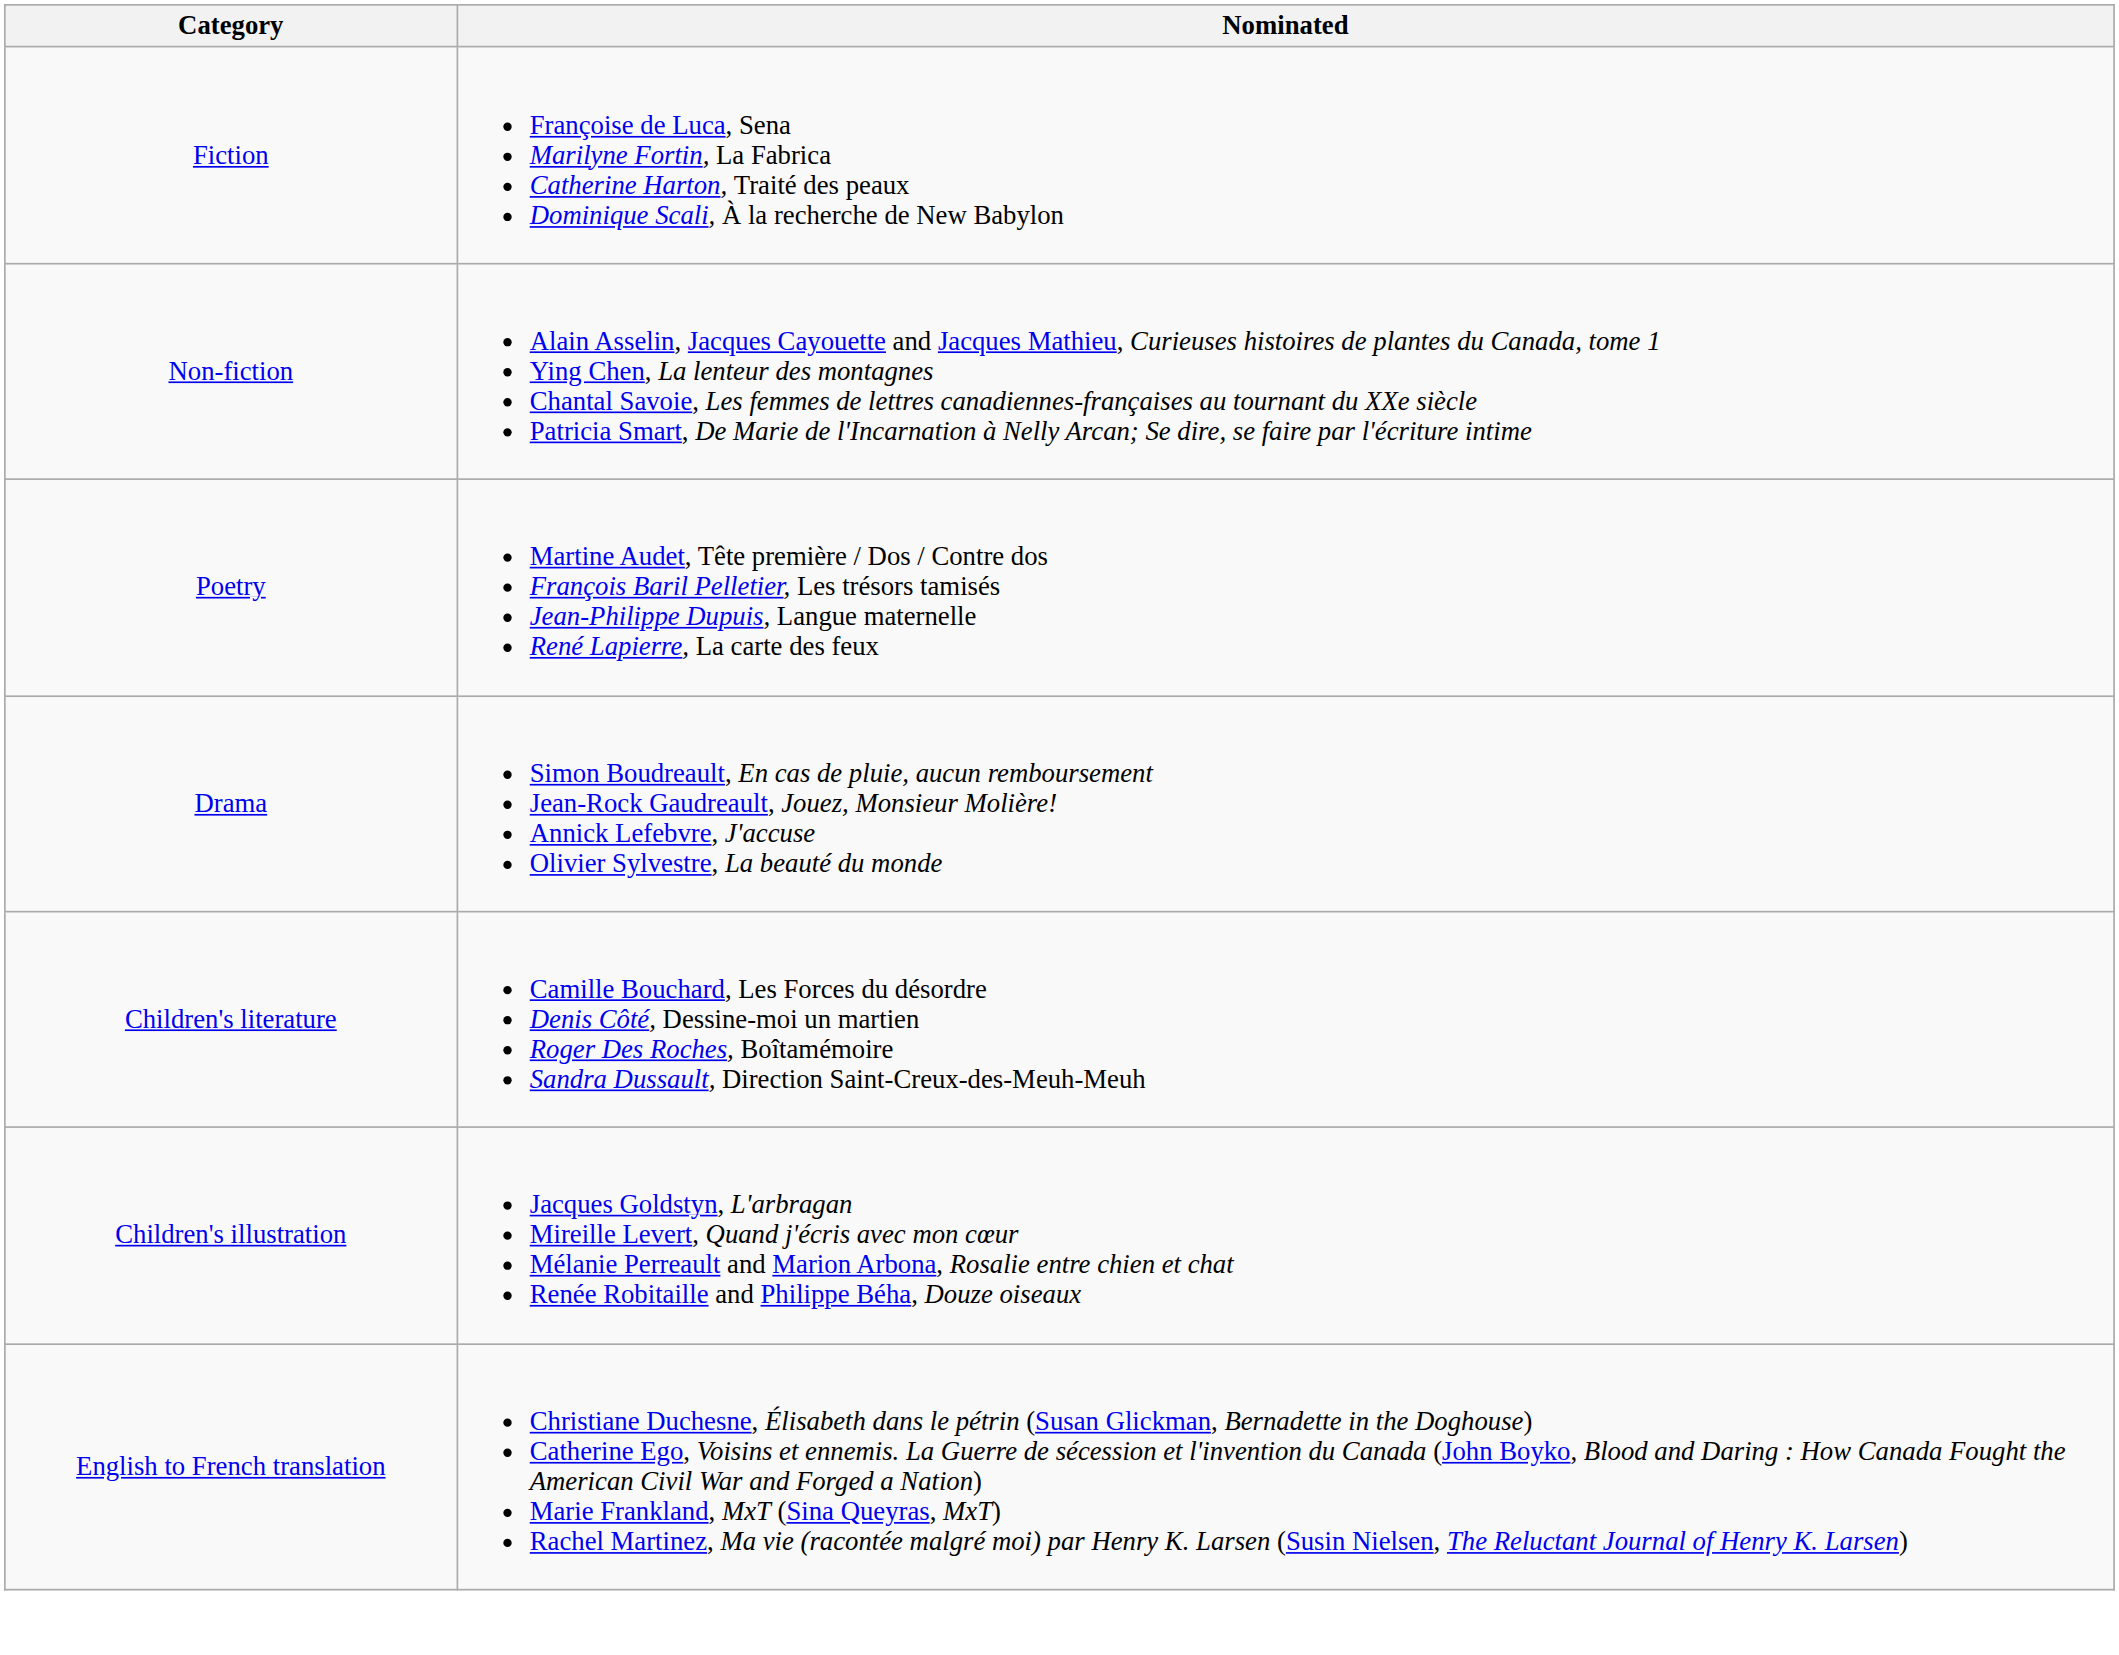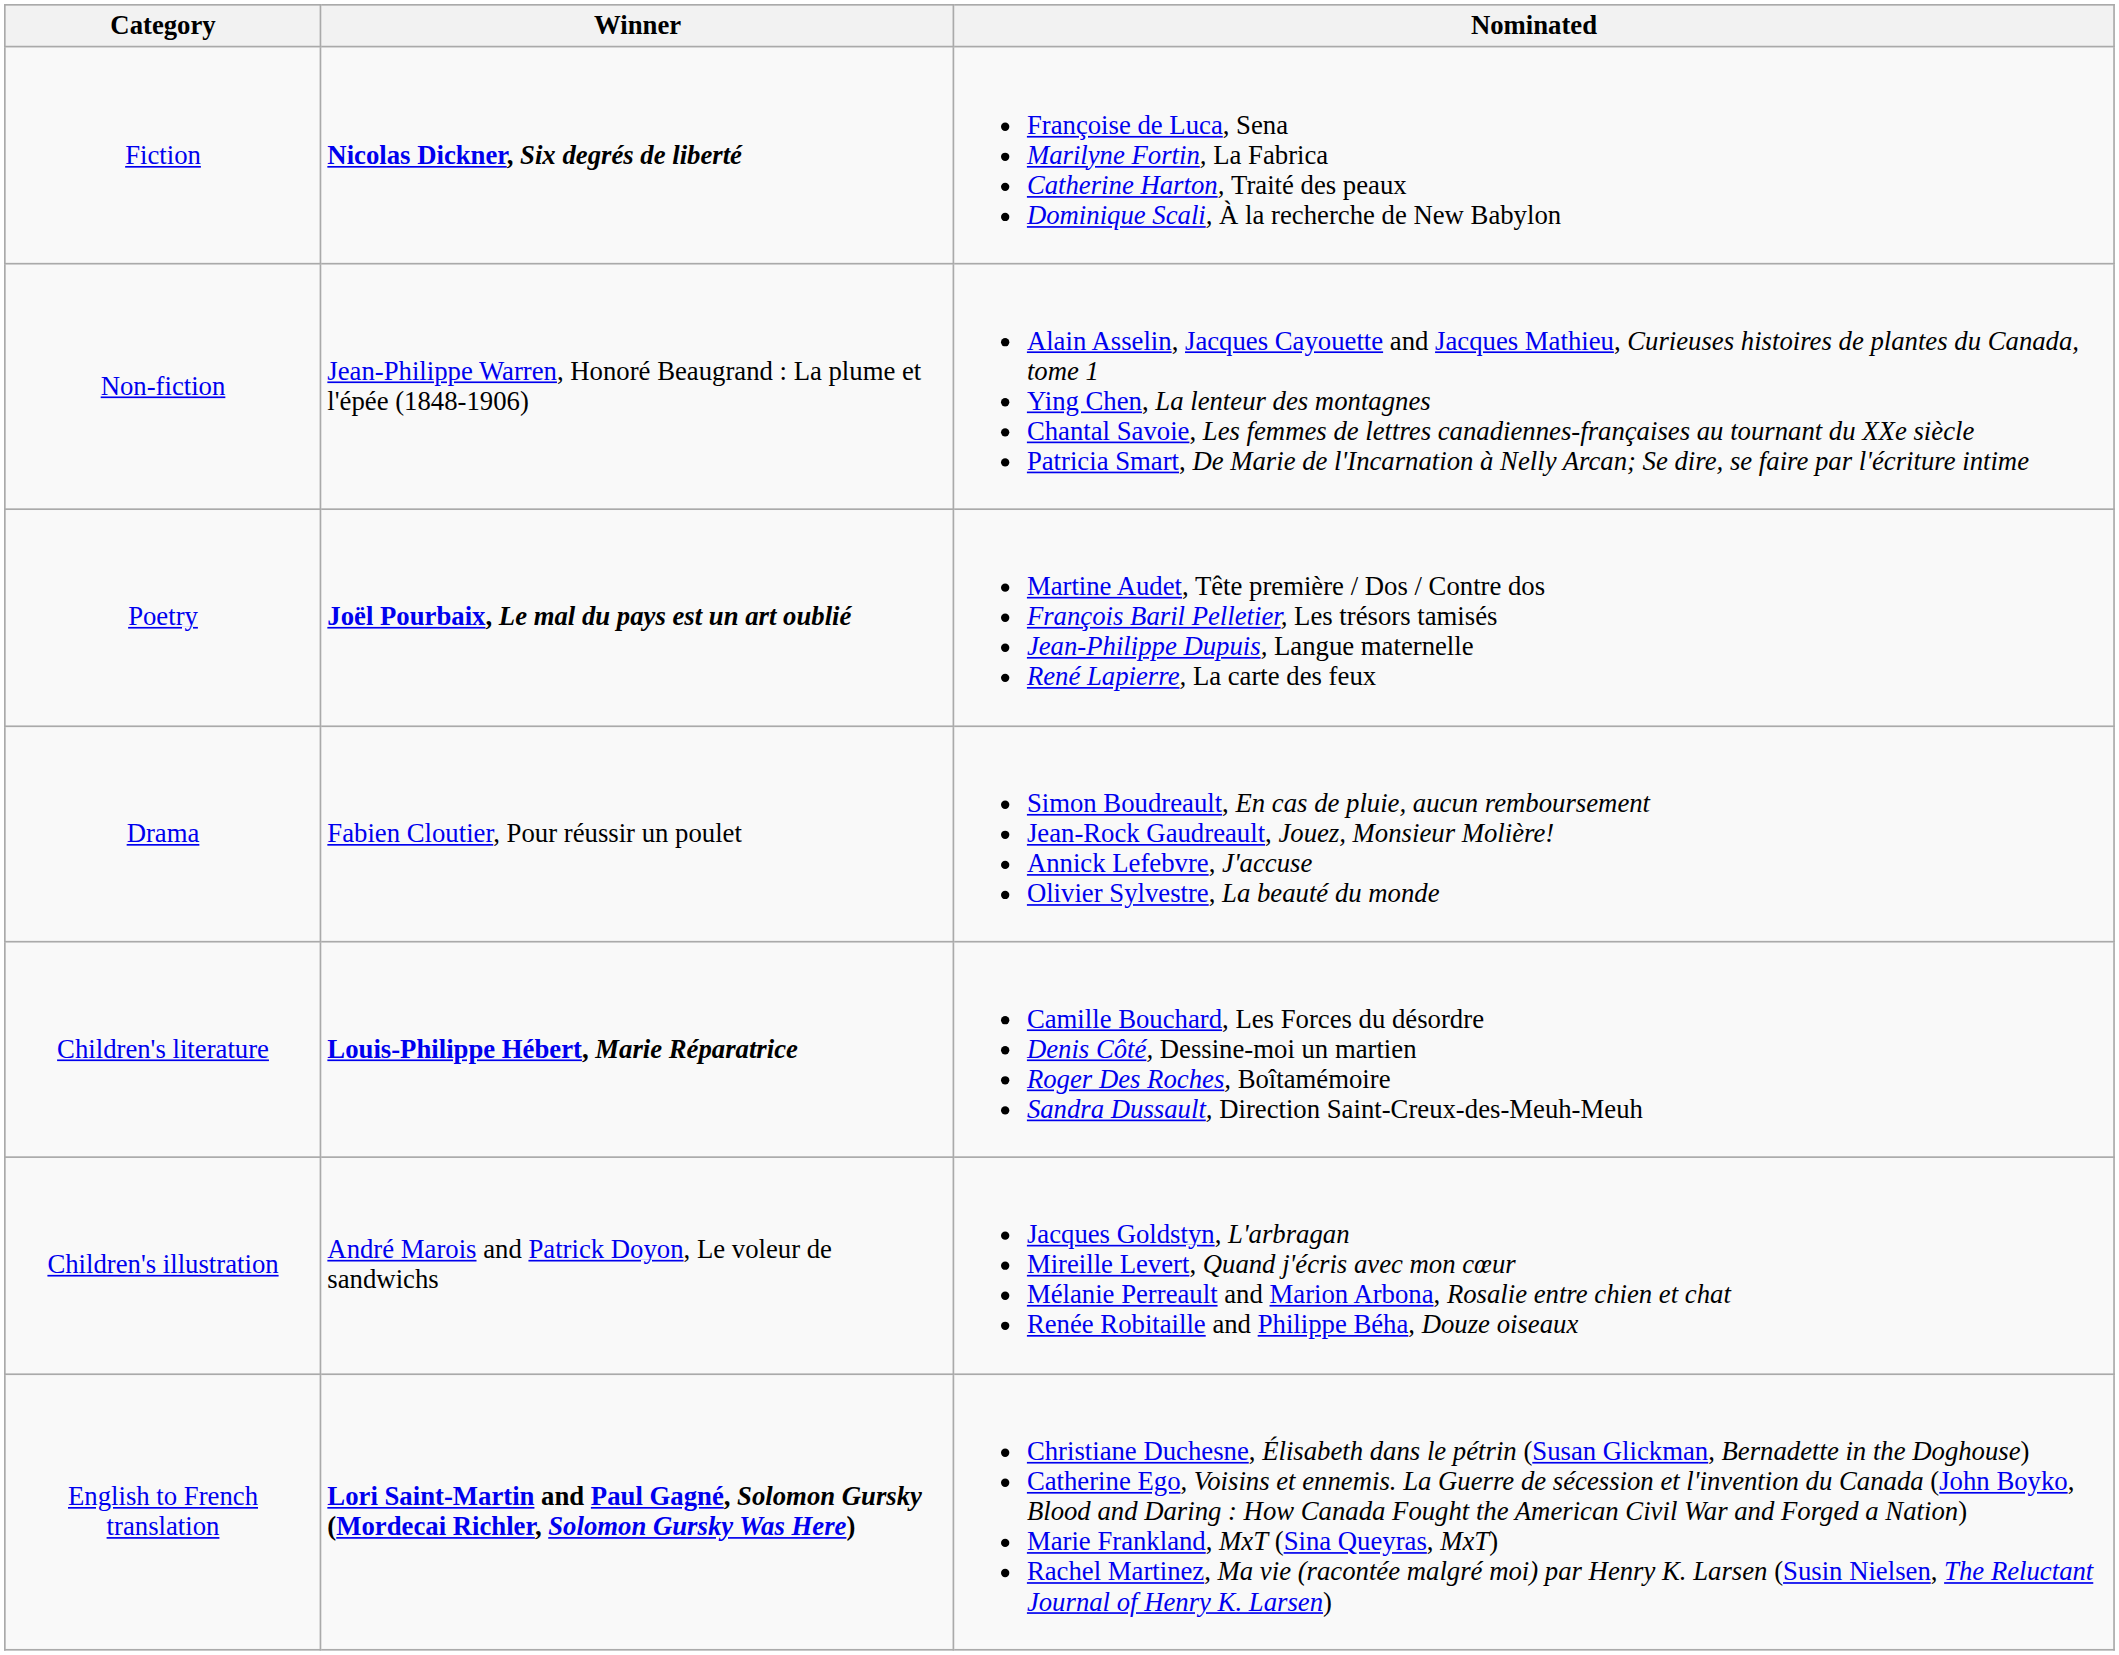+ column: (638, 25)
